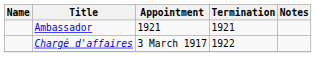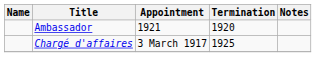(223, 28) 1921 -> (223, 28) 1920
(223, 44) 1922 -> (223, 44) 1925
